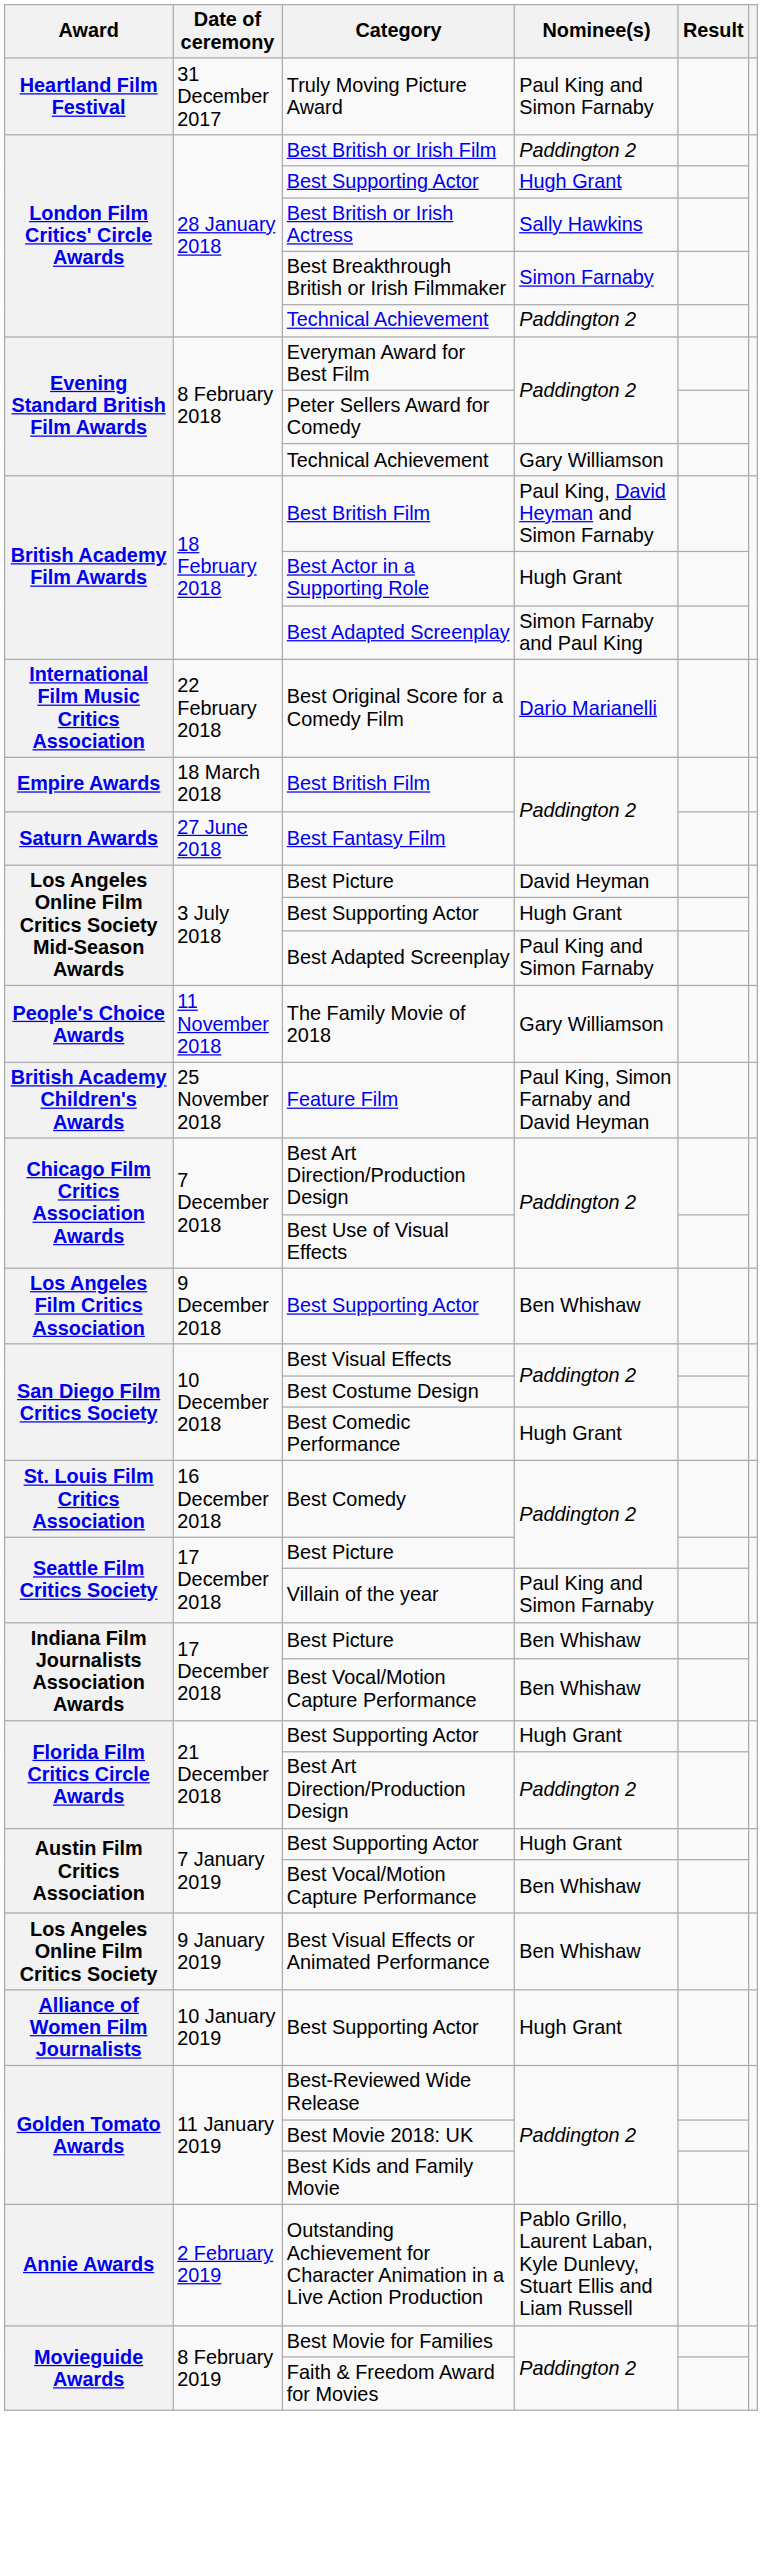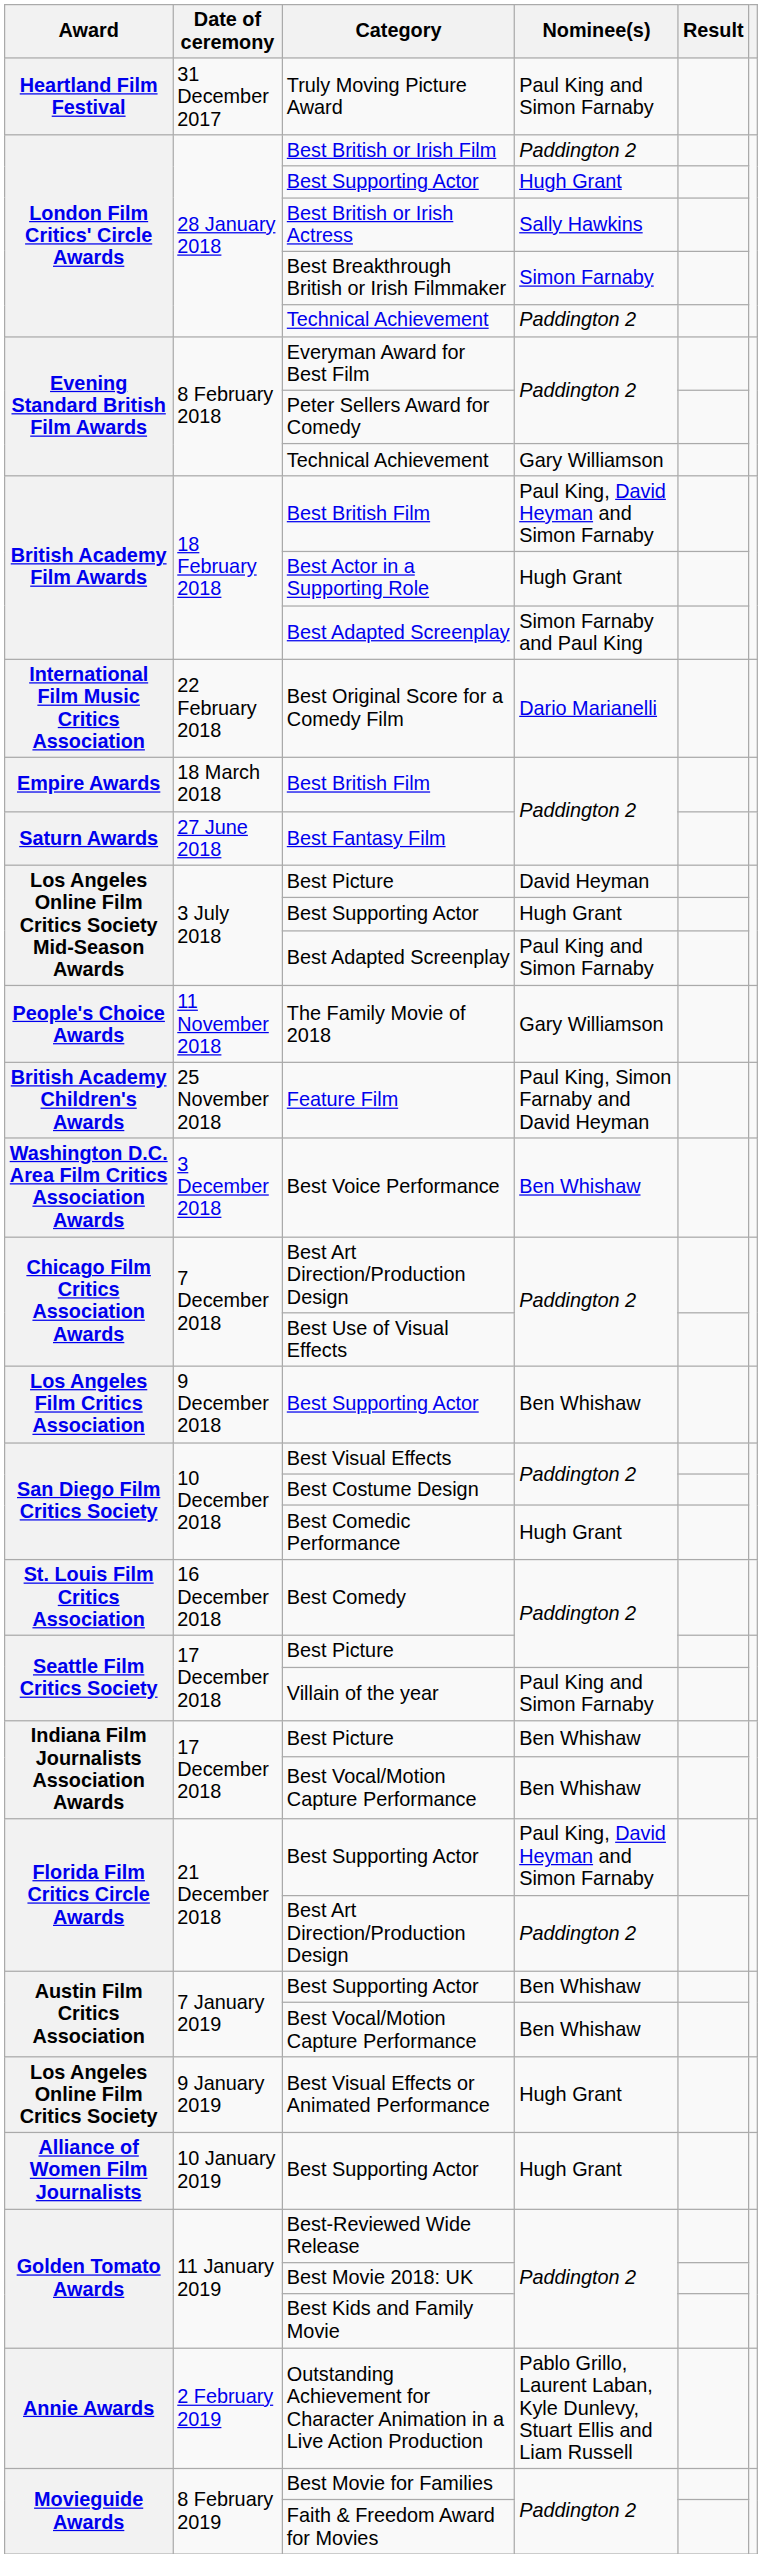+ row: (89, 1187)
(570, 1736) Hugh Grant -> (593, 1856) Paul King, David Heyman and Simon Farnaby
(570, 1843) Hugh Grant -> (580, 1986) Ben Whishaw
(580, 1951) Ben Whishaw -> (570, 2094) Hugh Grant
